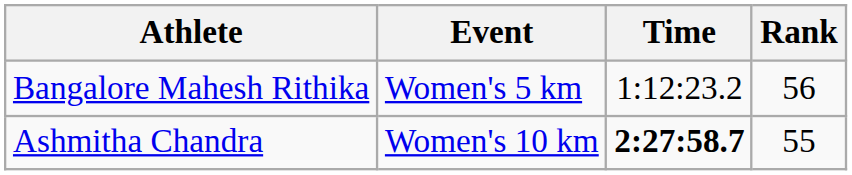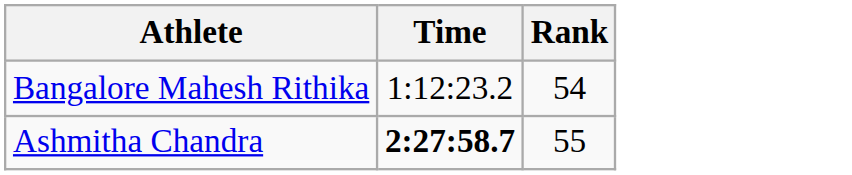- column: (492, 32)
(799, 87) 56 -> (569, 87) 54
